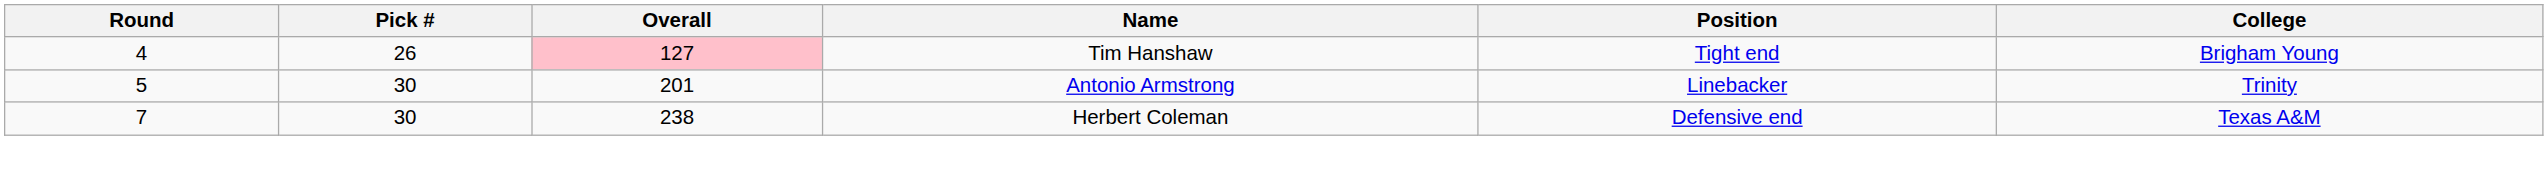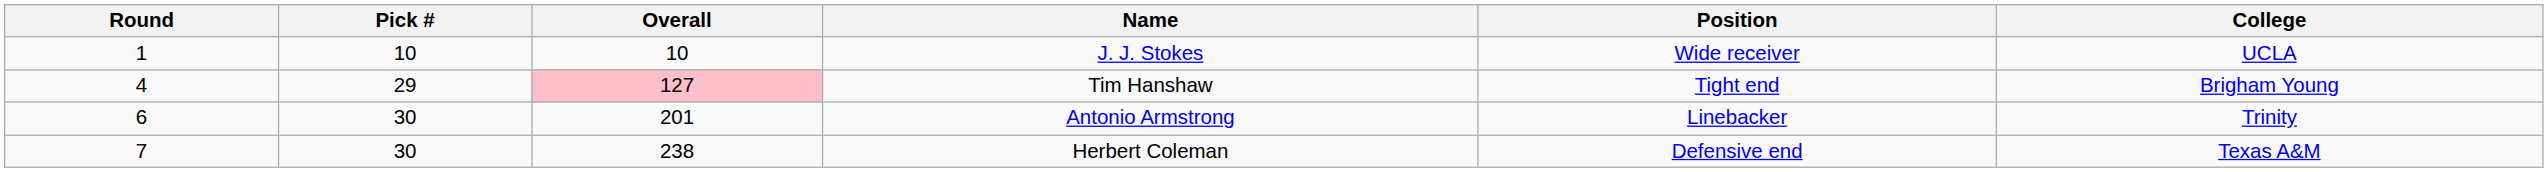+ row: (1150, 53)
(405, 53) 26 -> (405, 85) 29
(142, 85) 5 -> (142, 118) 6
